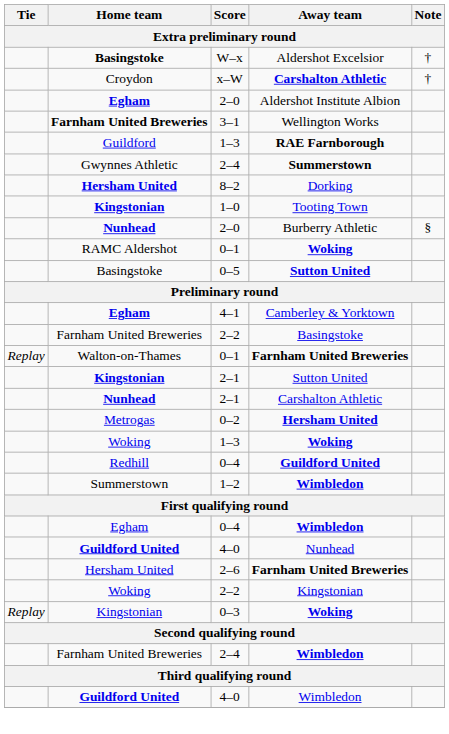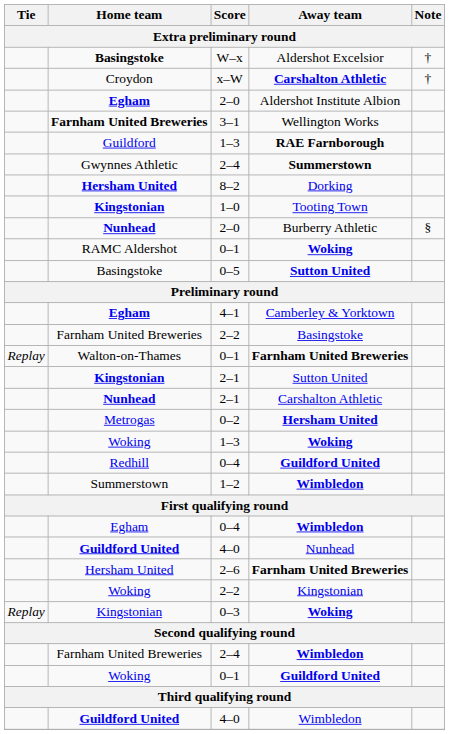+ row: (230, 675)
